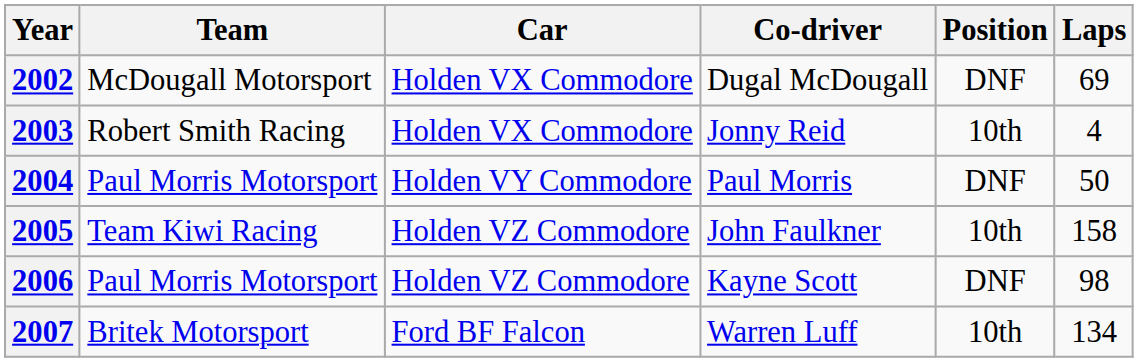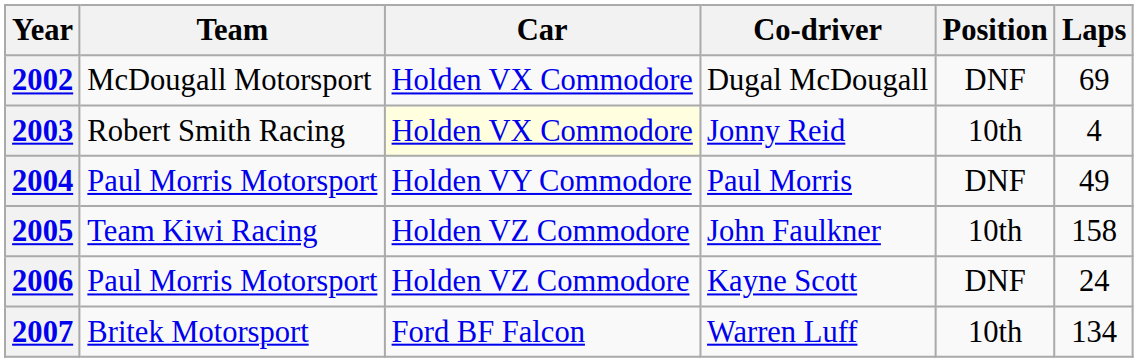(542, 130) no background -> (542, 130) lightyellow background
(1094, 181) 50 -> (1094, 181) 49
(1094, 281) 98 -> (1094, 281) 24
